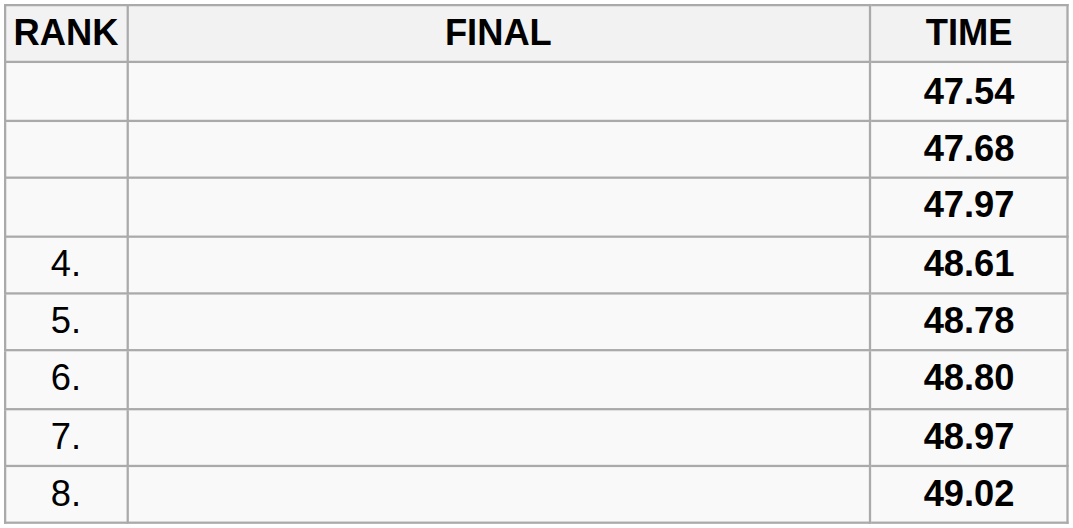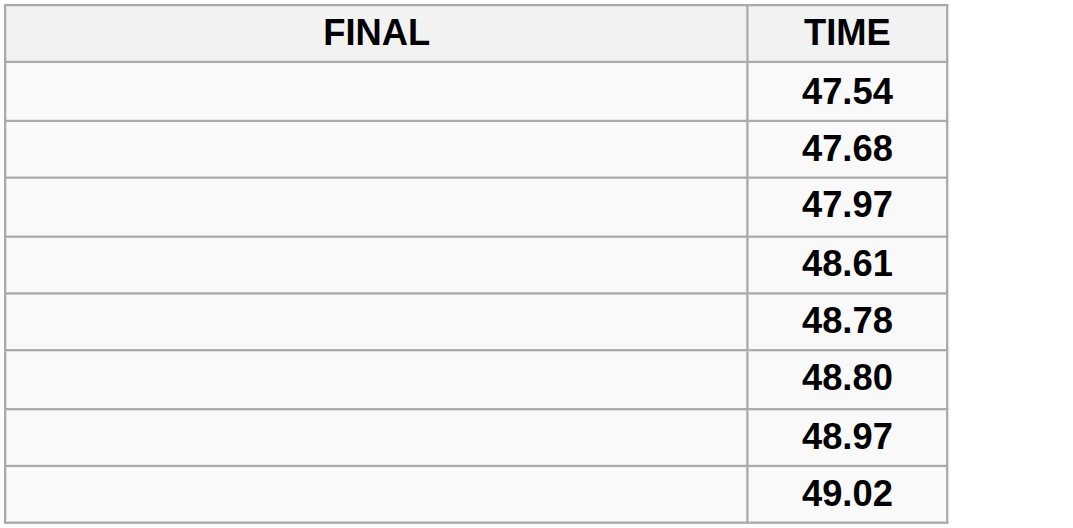- column: (66, 33)
